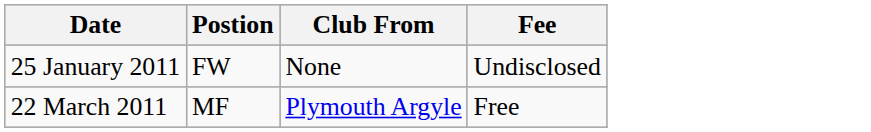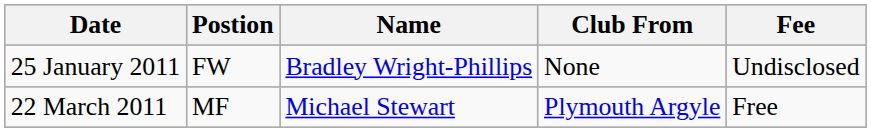+ column: (409, 24)
